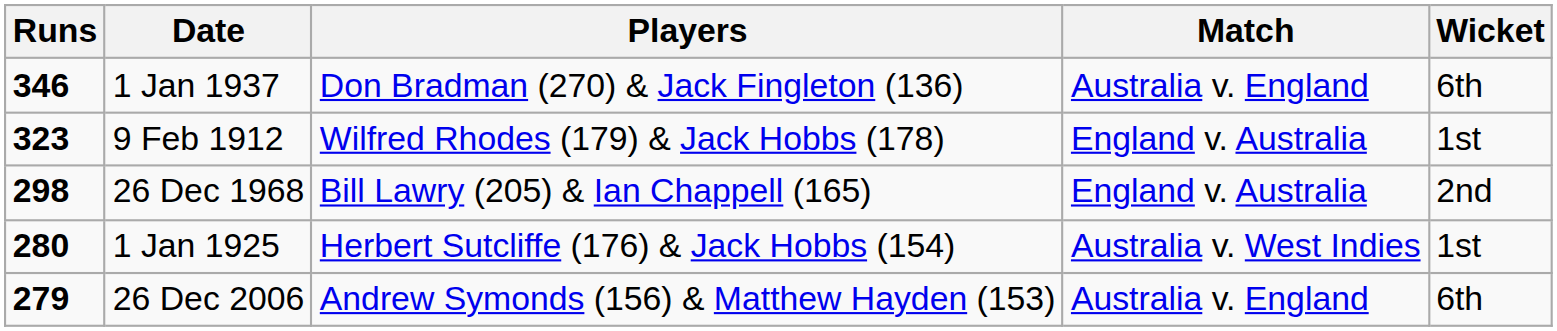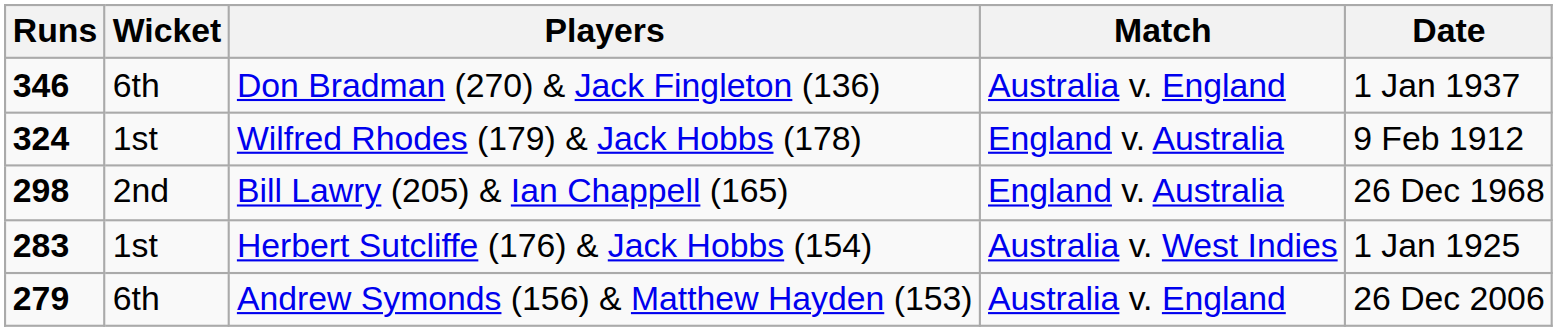columns swapped: (1490, 31) <-> (209, 31)
(41, 138) 323 -> (41, 138) 324
(41, 245) 280 -> (41, 245) 283
